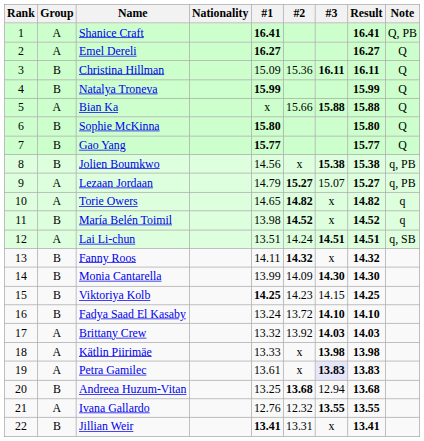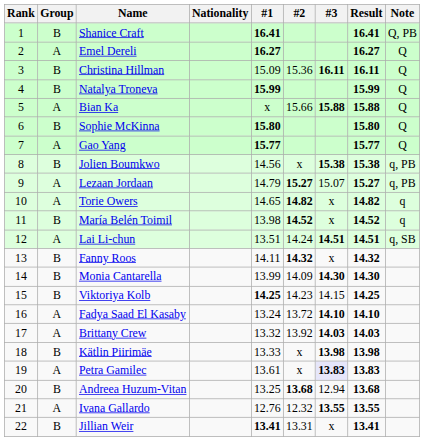(57, 32) A -> (57, 32) B
(57, 145) B -> (57, 145) A
(57, 314) B -> (57, 314) A
(57, 351) A -> (57, 351) B
